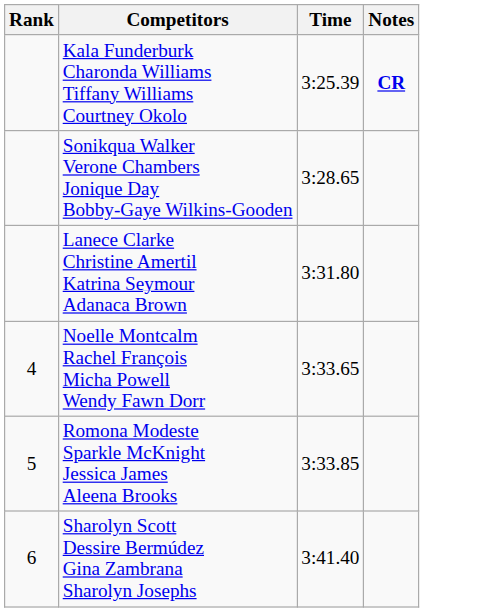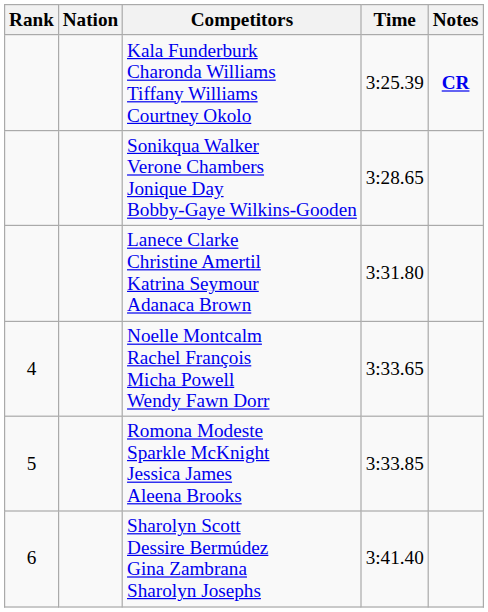+ column: (90, 19)
